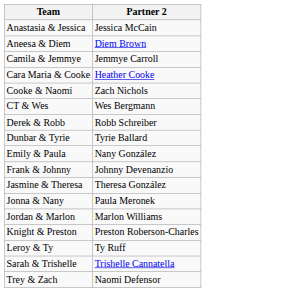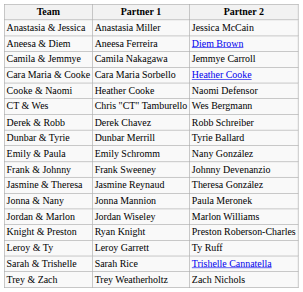+ column: (141, 12)
(121, 91) Zach Nichols -> (225, 91) Naomi Defensor
(128, 279) Naomi Defensor -> (218, 279) Zach Nichols
